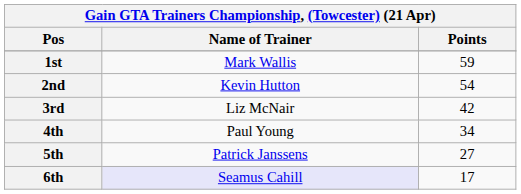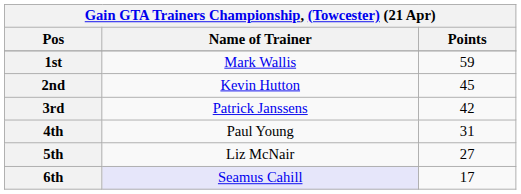(467, 85) 54 -> (467, 85) 45
(260, 108) Liz McNair -> (260, 108) Patrick Janssens
(467, 131) 34 -> (467, 131) 31
(260, 154) Patrick Janssens -> (260, 154) Liz McNair
